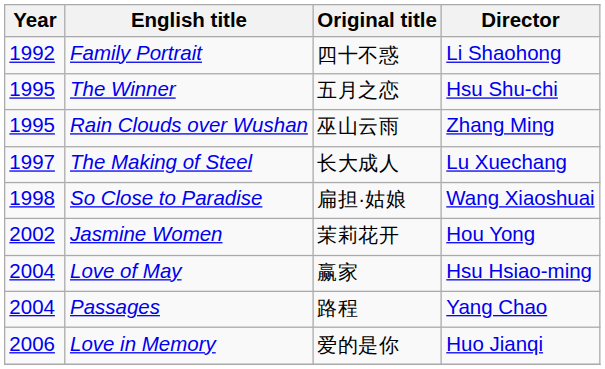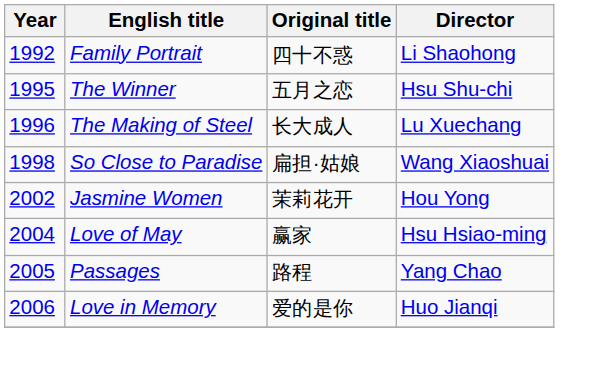- row: (189, 125)
(32, 162) 1997 -> (32, 125) 1996
(32, 307) 2004 -> (32, 271) 2005
